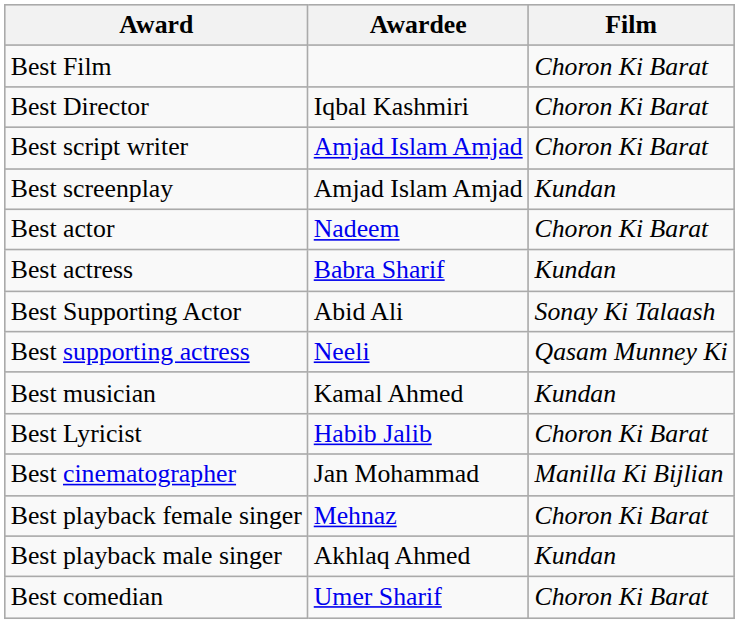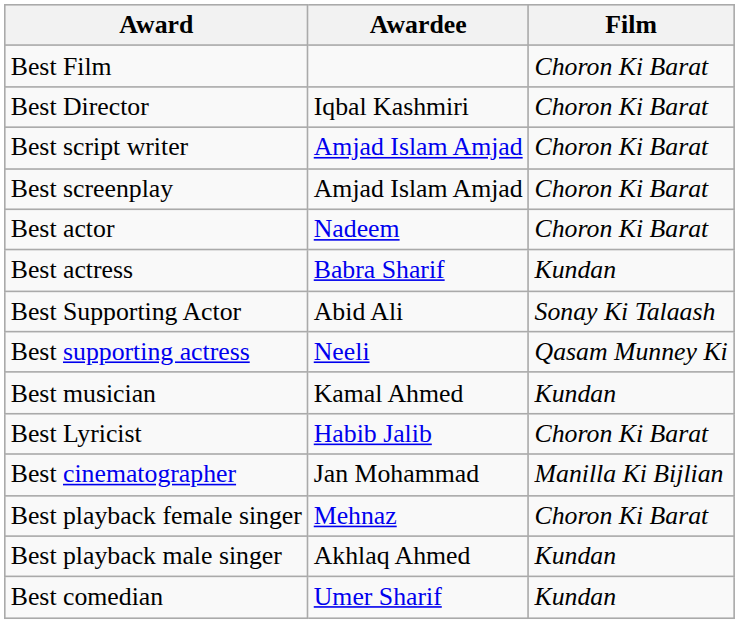(575, 188) Kundan -> (621, 188) Choron Ki Barat
(621, 596) Choron Ki Barat -> (575, 596) Kundan
